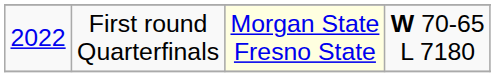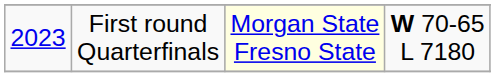(38, 38) 2022 -> (38, 38) 2023
